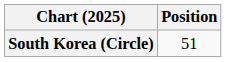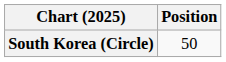(189, 43) 51 -> (189, 43) 50
